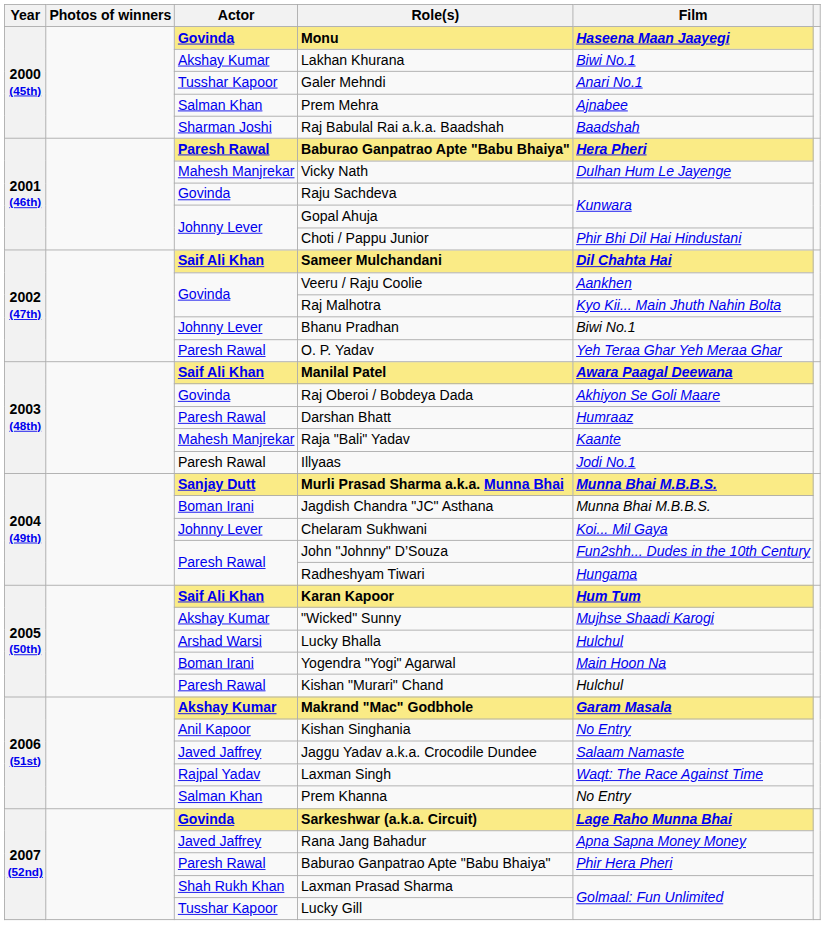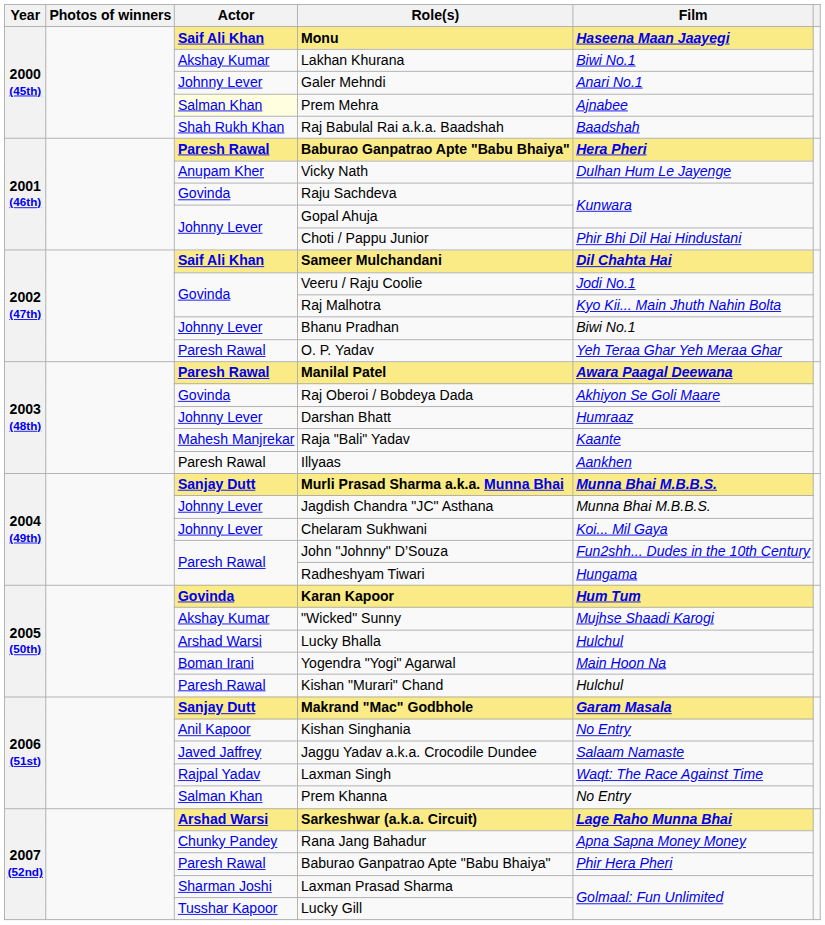(206, 37) Govinda -> (221, 37) Saif Ali Khan
(228, 82) Tusshar Kapoor -> (220, 82) Johnny Lever
(220, 104) no background -> (220, 104) lightyellow background
(225, 127) Sharman Joshi -> (231, 127) Shah Rukh Khan
(236, 171) Mahesh Manjrekar -> (221, 171) Anupam Kher
(604, 283) Aankhen -> (606, 283) Jodi No.1
(221, 372) Saif Ali Khan -> (224, 372) Paresh Rawal
(222, 417) Paresh Rawal -> (220, 417) Johnny Lever
(606, 462) Jodi No.1 -> (604, 462) Aankhen
(216, 506) Boman Irani -> (220, 506) Johnny Lever
(221, 596) Saif Ali Khan -> (206, 596) Govinda
(227, 707) Akshay Kumar -> (217, 707) Sanjay Dutt
(206, 819) Govinda -> (223, 819) Arshad Warsi
(220, 841) Javed Jaffrey -> (228, 841) Chunky Pandey
(231, 886) Shah Rukh Khan -> (225, 886) Sharman Joshi
